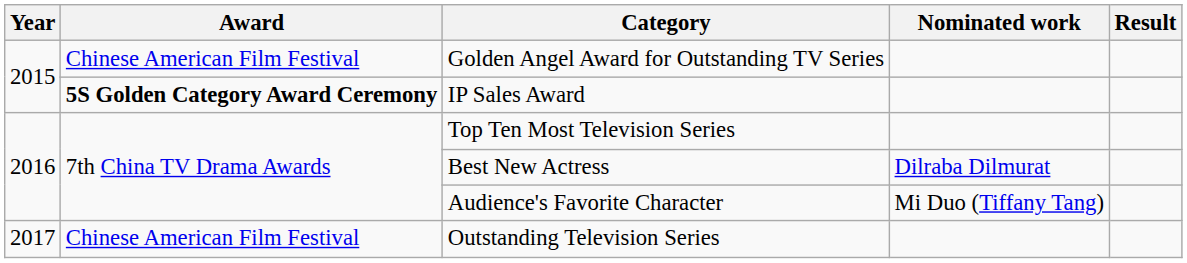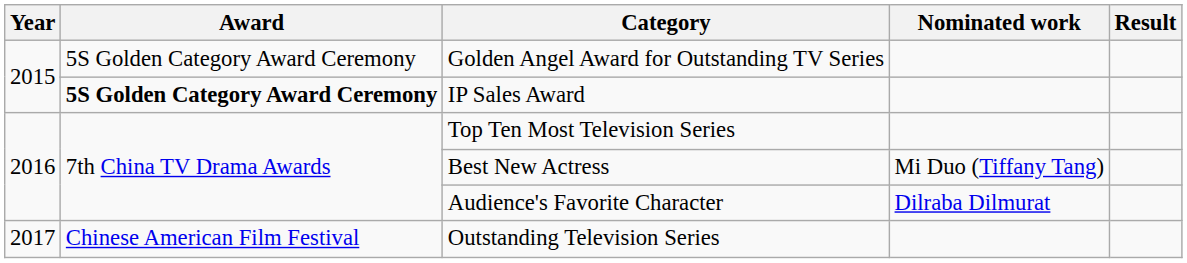(213, 58) Chinese American Film Festival -> (241, 58) 5S Golden Category Award Ceremony
(972, 166) Dilraba Dilmurat -> (999, 166) Mi Duo (Tiffany Tang)
(999, 202) Mi Duo (Tiffany Tang) -> (972, 202) Dilraba Dilmurat
